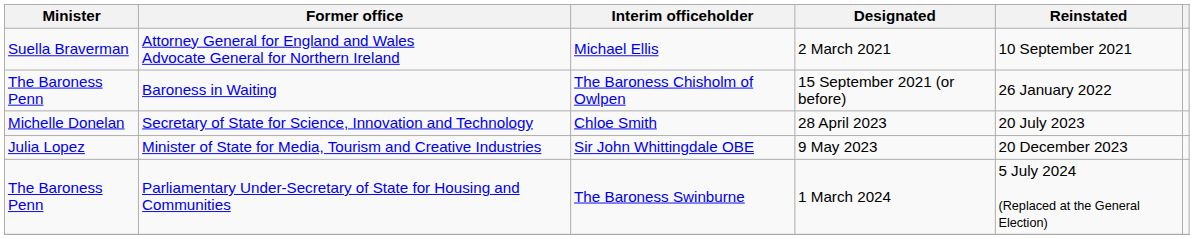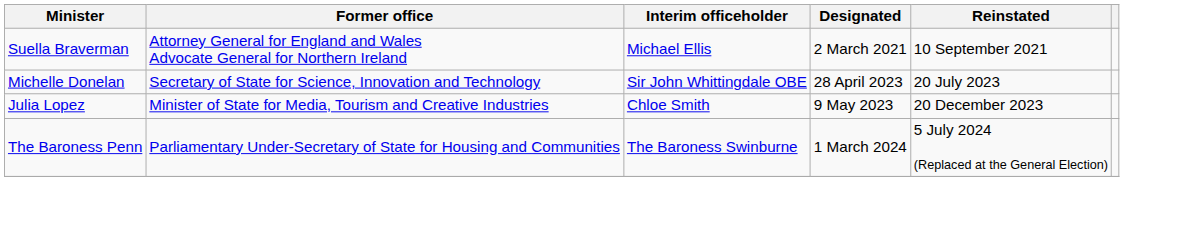- row: (209, 90)
(615, 123) Chloe Smith -> (717, 81) Sir John Whittingdale OBE
(664, 147) Sir John Whittingdale OBE -> (668, 105) Chloe Smith
